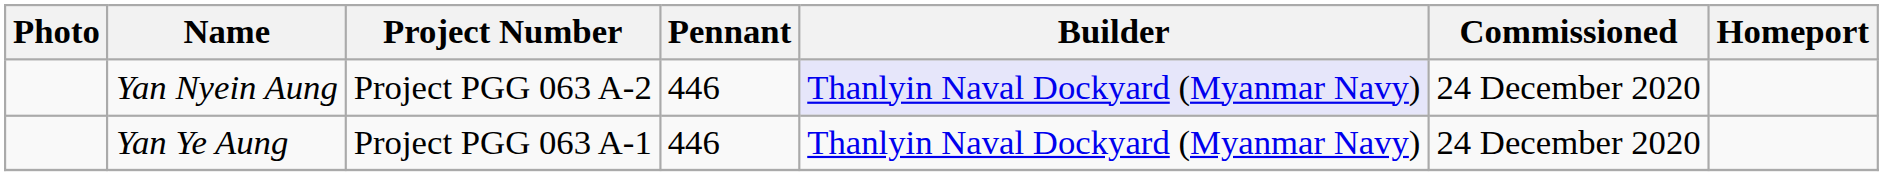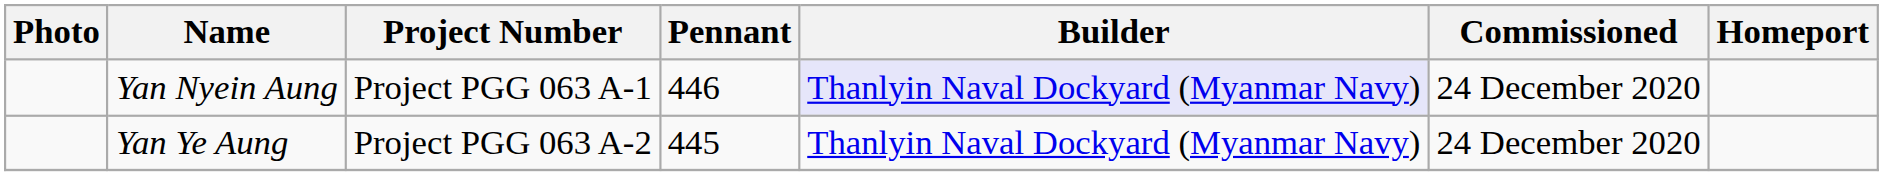(503, 87) Project PGG 063 A-2 -> (503, 87) Project PGG 063 A-1
(503, 142) Project PGG 063 A-1 -> (503, 142) Project PGG 063 A-2
(694, 142) 446 -> (694, 142) 445
